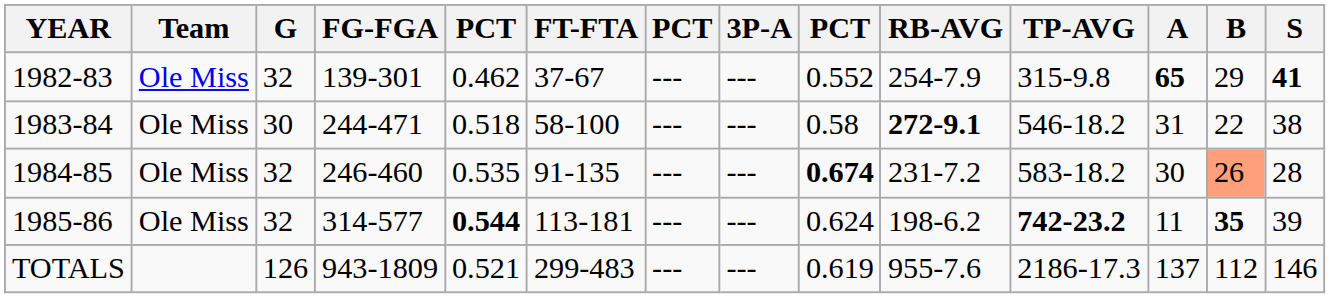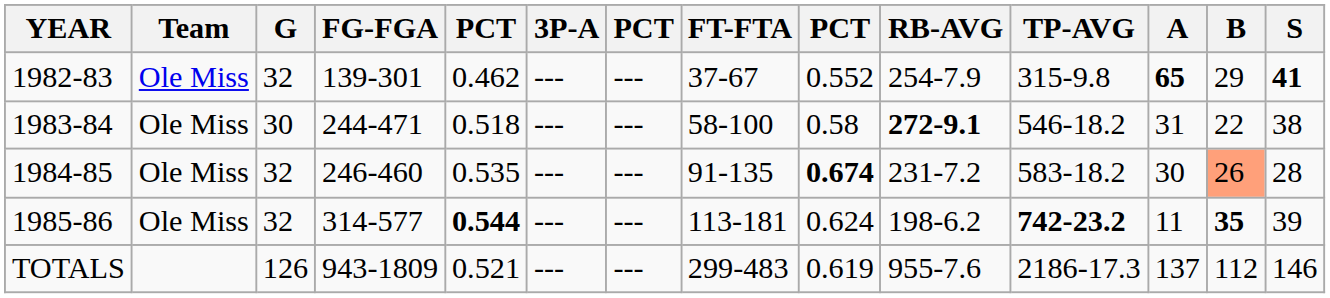columns swapped: (759, 28) <-> (586, 28)
